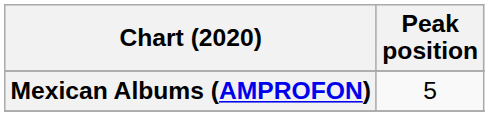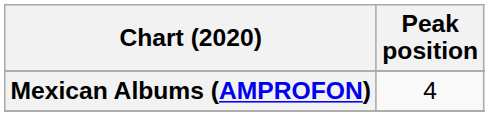(430, 90) 5 -> (430, 90) 4
